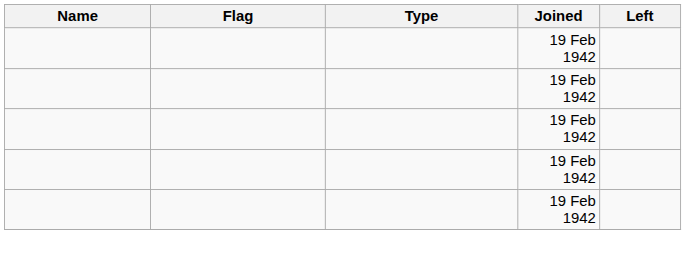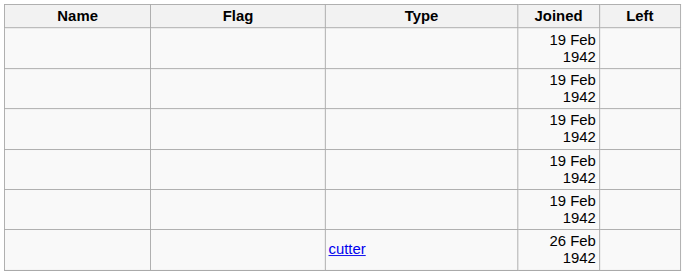+ row: (347, 249)
